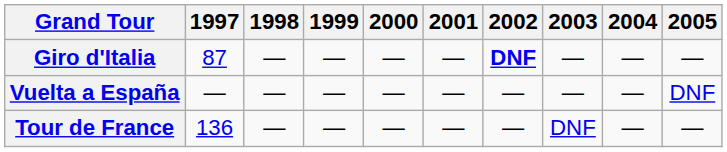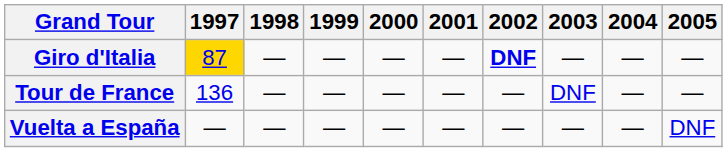(215, 57) no background -> (215, 57) gold background
rows swapped: (95, 127) <-> (95, 92)
